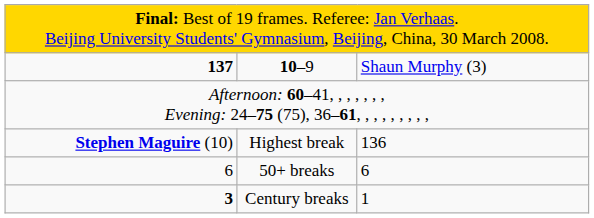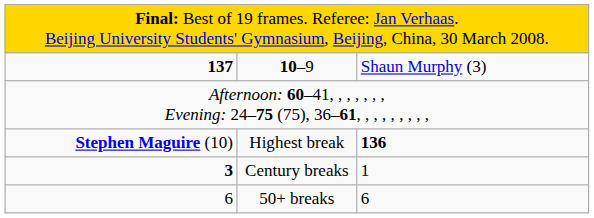(374, 143) normal -> (374, 143) bold
rows swapped: (297, 199) <-> (297, 171)
